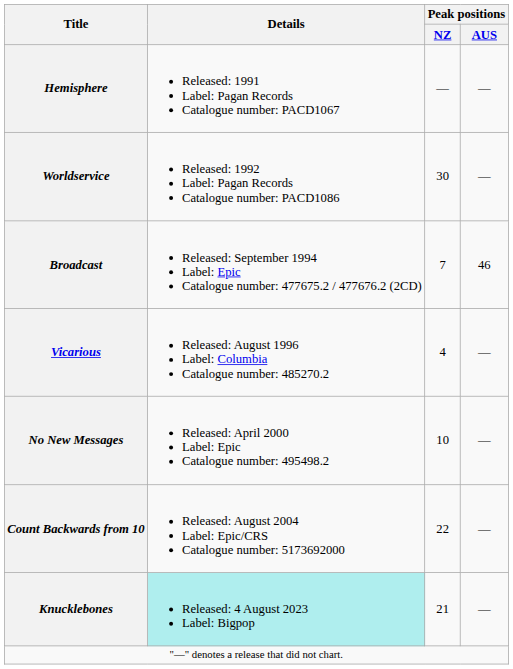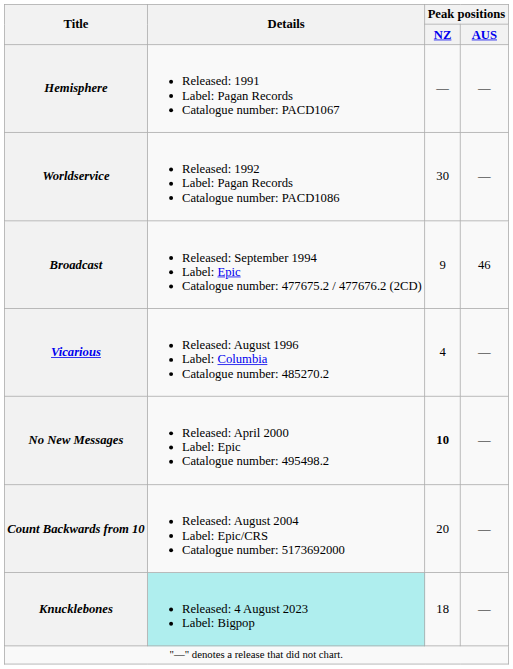(443, 264) 7 -> (443, 264) 9
(443, 440) normal -> (443, 440) bold
(443, 528) 22 -> (443, 528) 20
(443, 609) 21 -> (443, 609) 18
